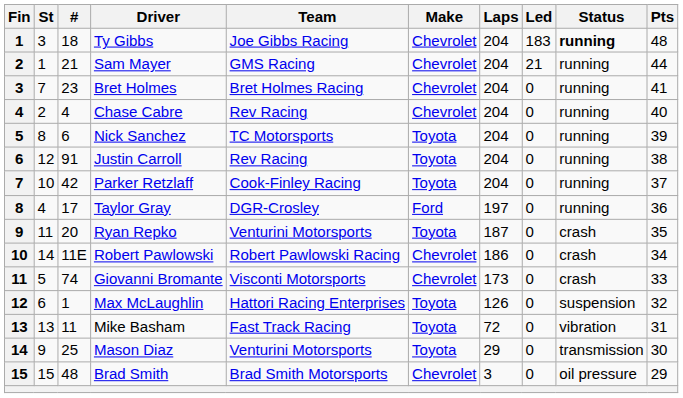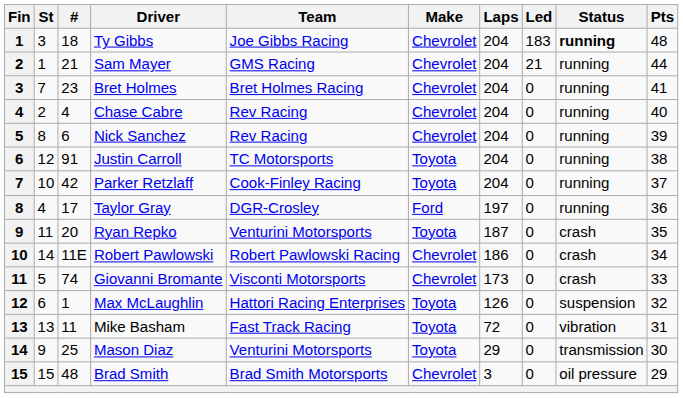(281, 136) TC Motorsports -> (268, 136) Rev Racing
(434, 136) Toyota -> (444, 136) Chevrolet
(268, 160) Rev Racing -> (281, 160) TC Motorsports
